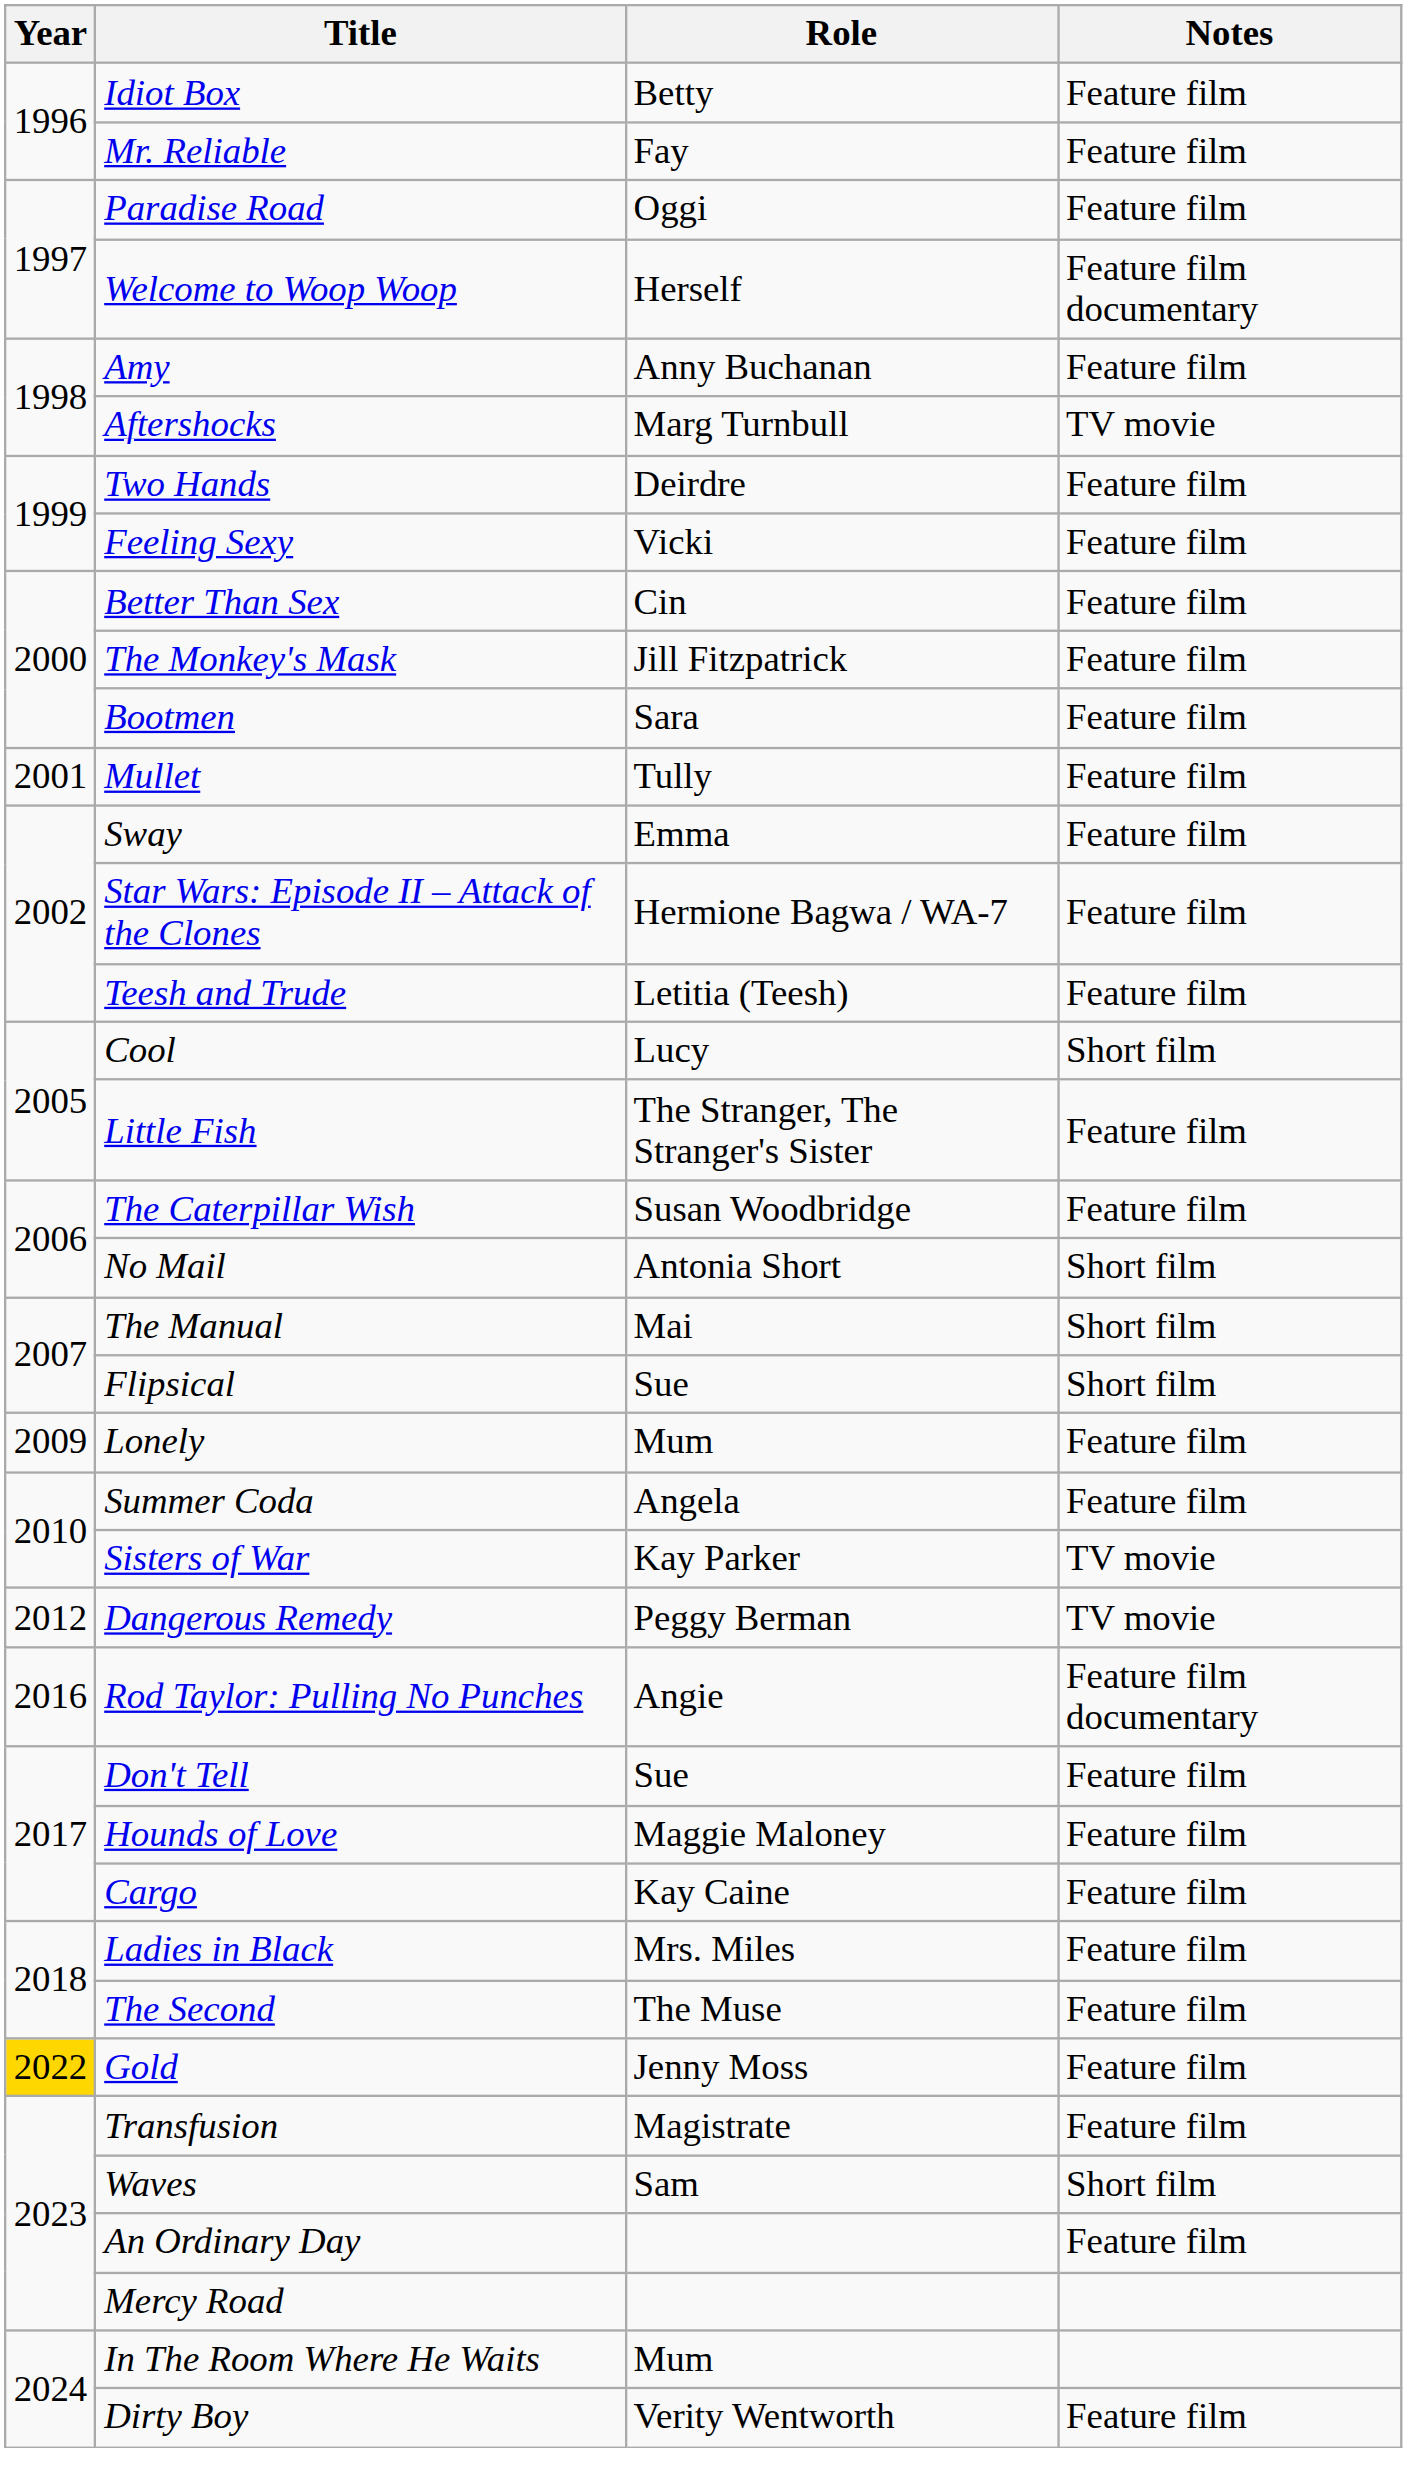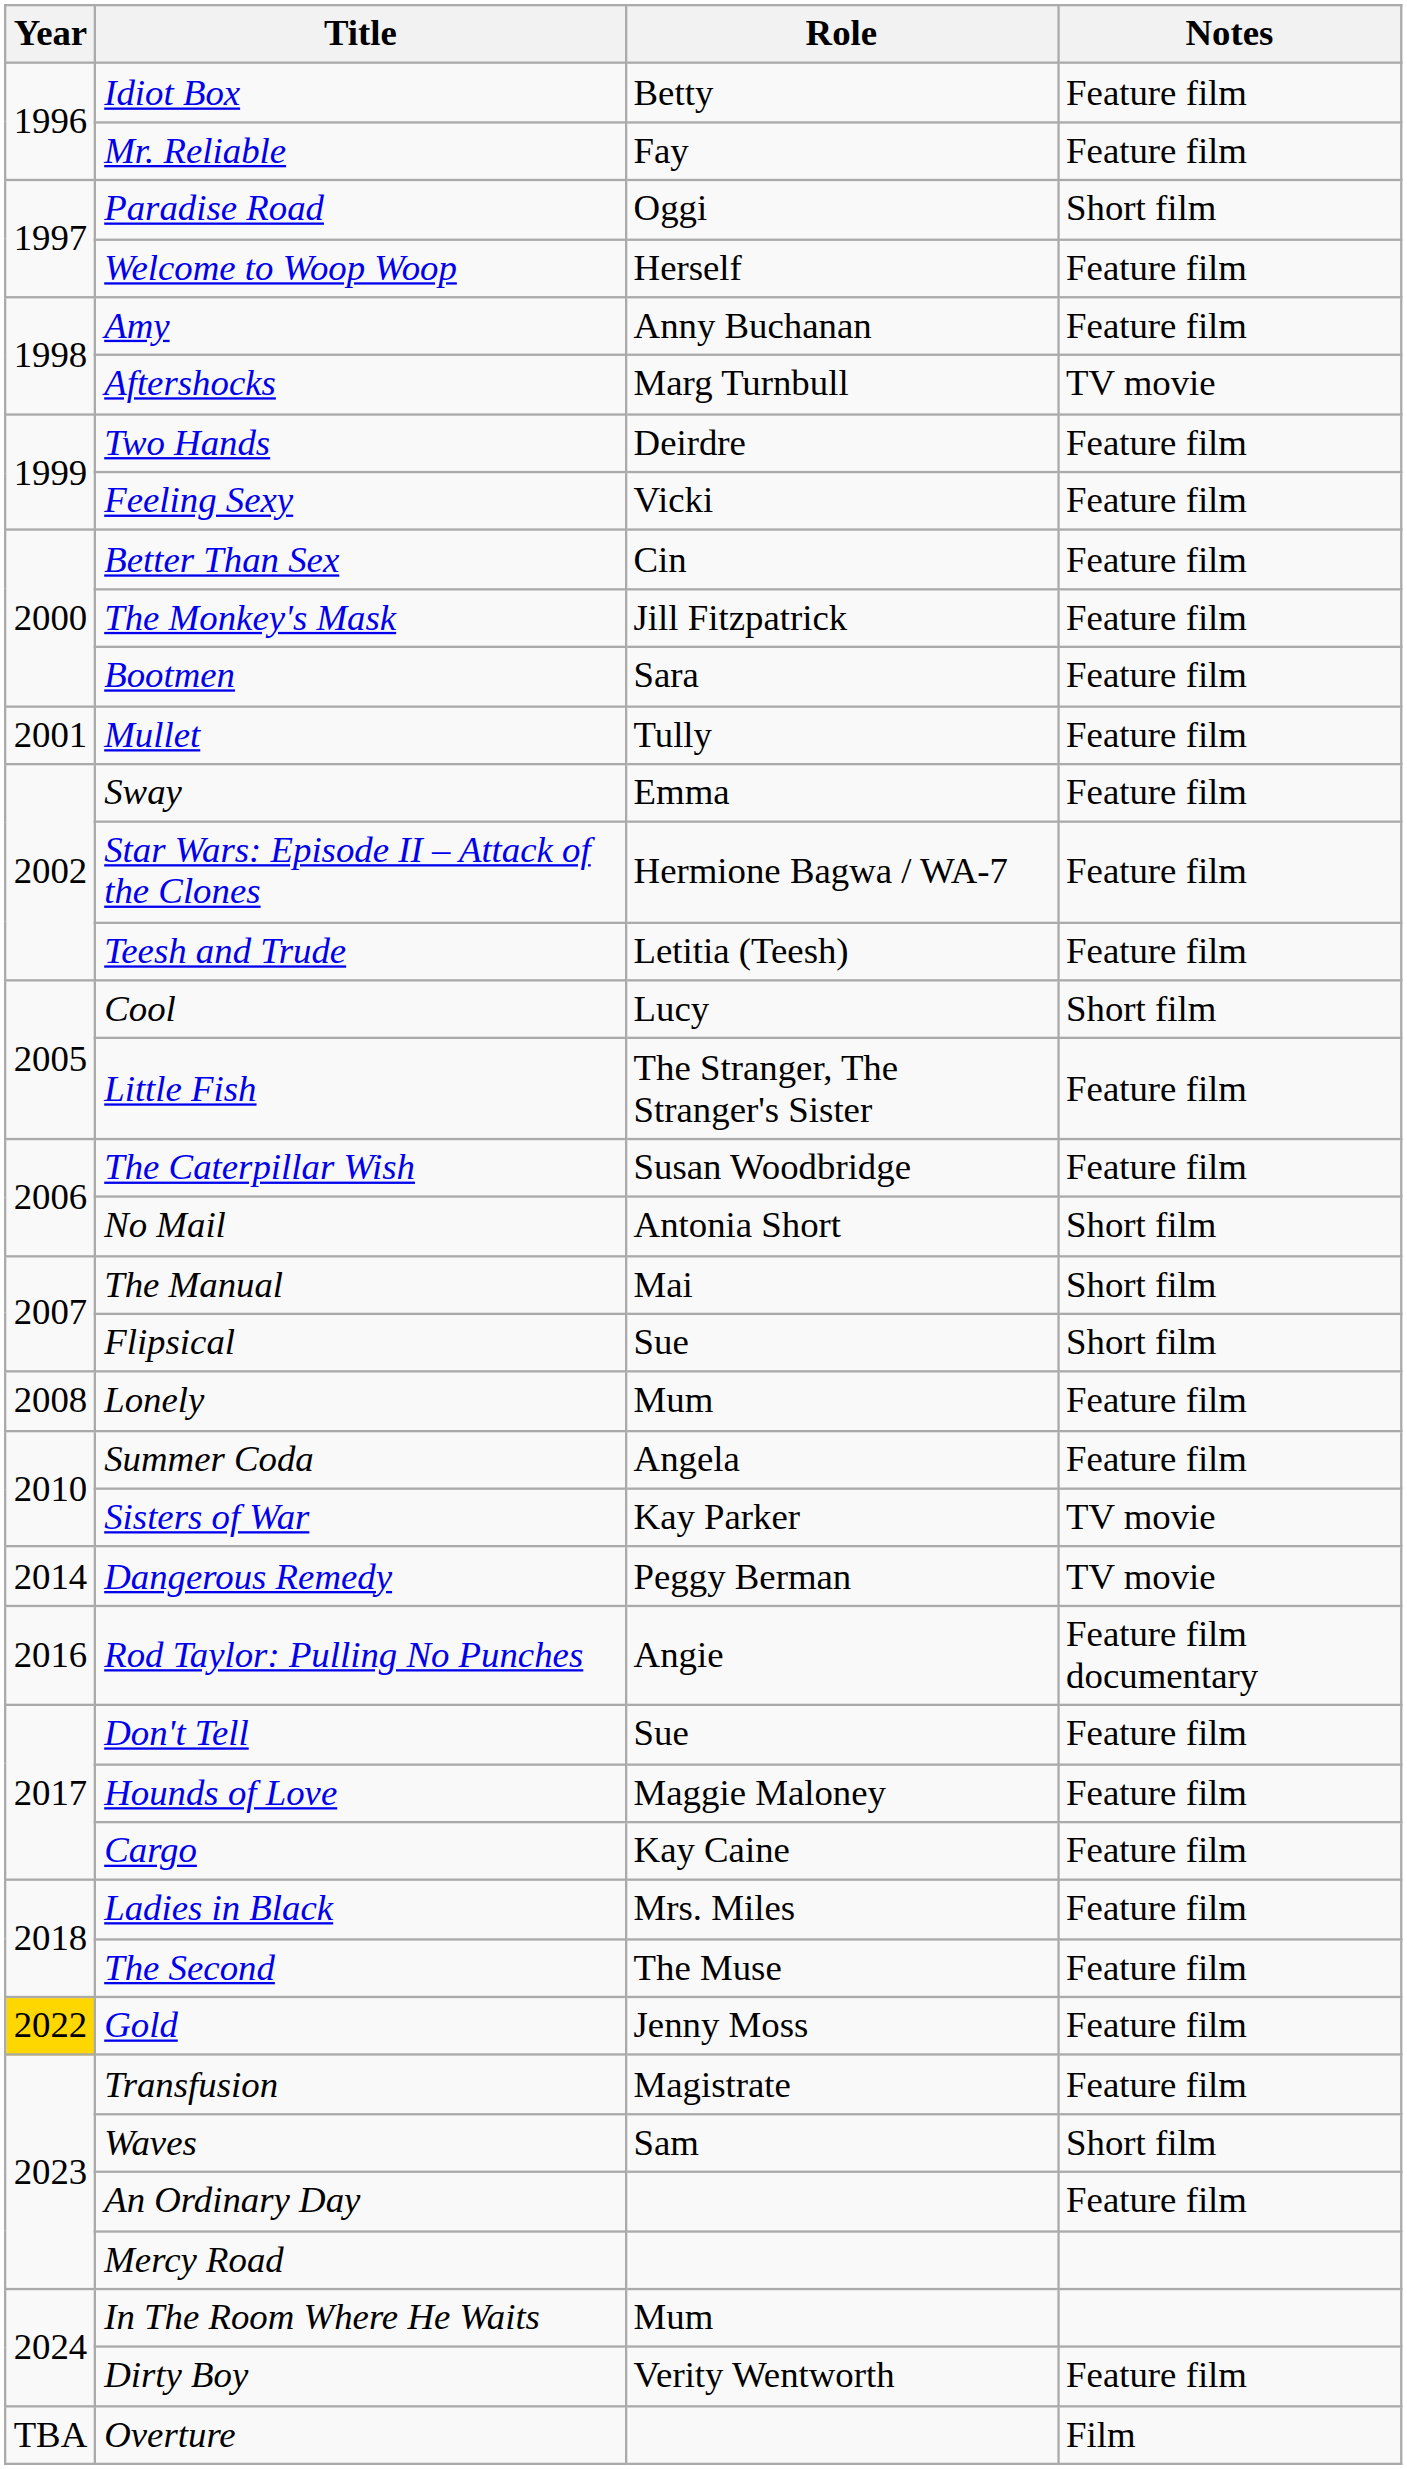(1157, 208) Feature film -> (1141, 208) Short film
(1162, 287) Feature film documentary -> (1157, 267) Feature film
(50, 1441) 2009 -> (50, 1400) 2008
(50, 1616) 2012 -> (50, 1575) 2014
+ row: (170, 2434)
